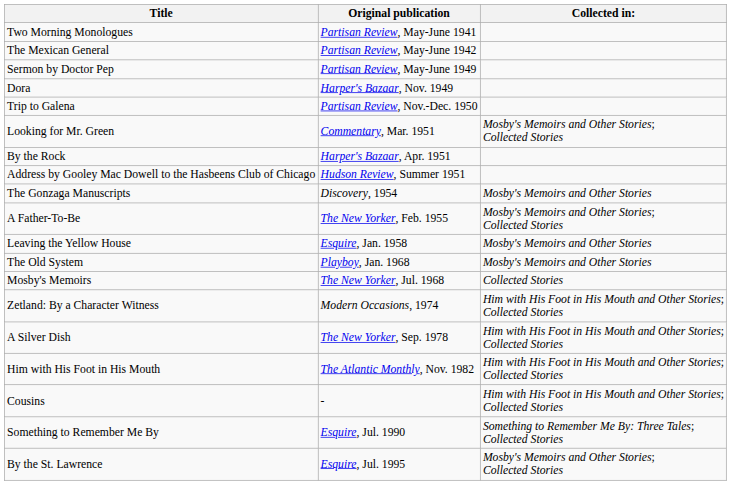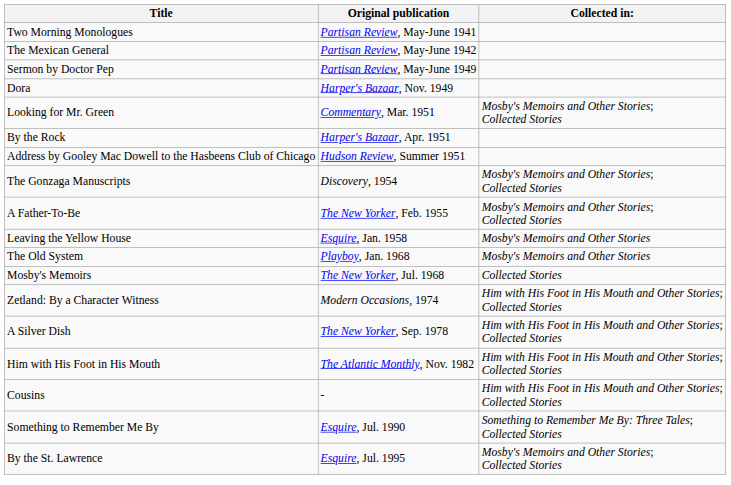- row: (41, 106)
(567, 193) Mosby's Memoirs and Other Stories -> (568, 181) Mosby's Memoirs and Other Stories; Collected Stories
